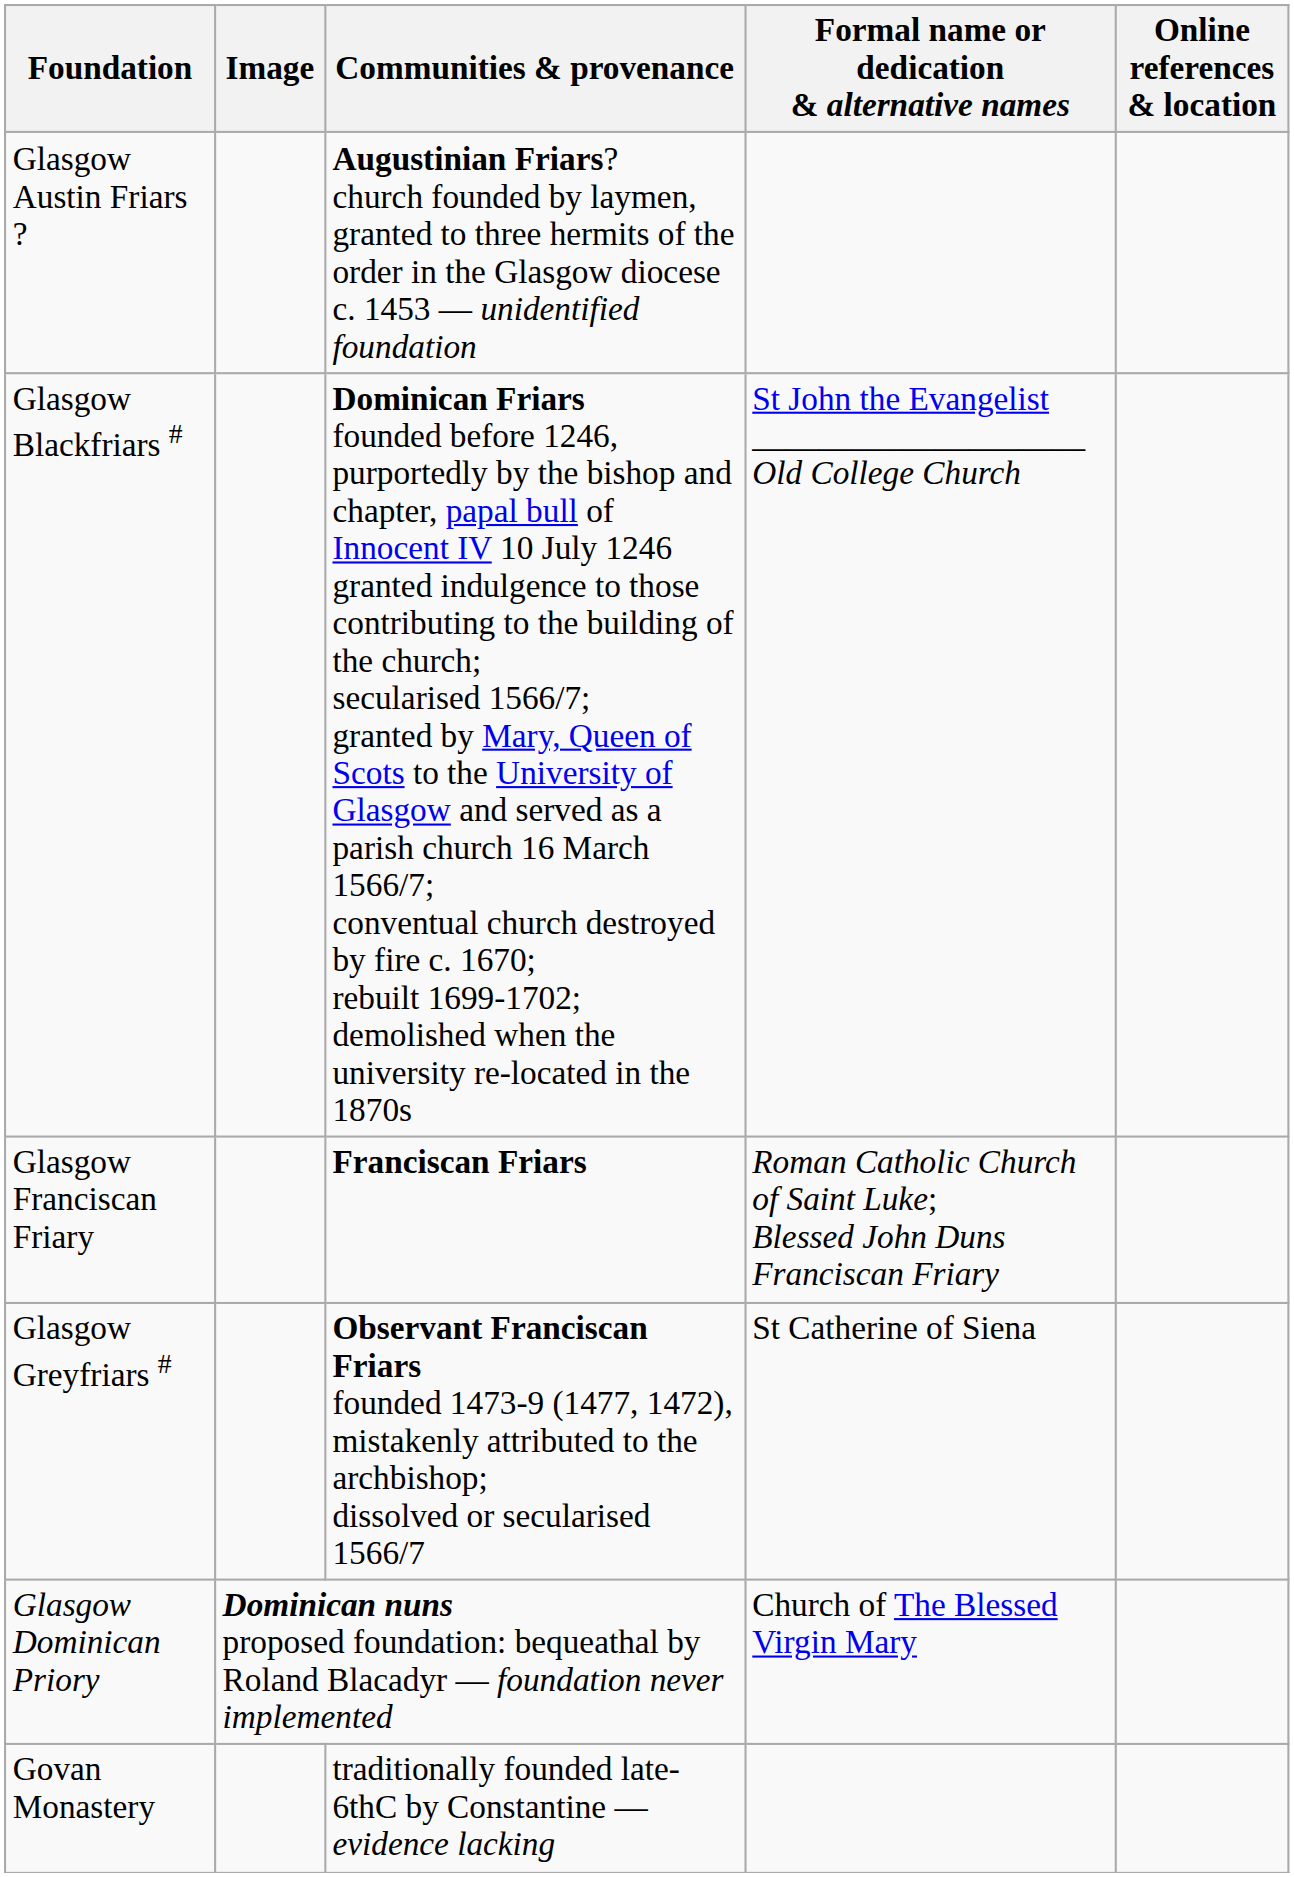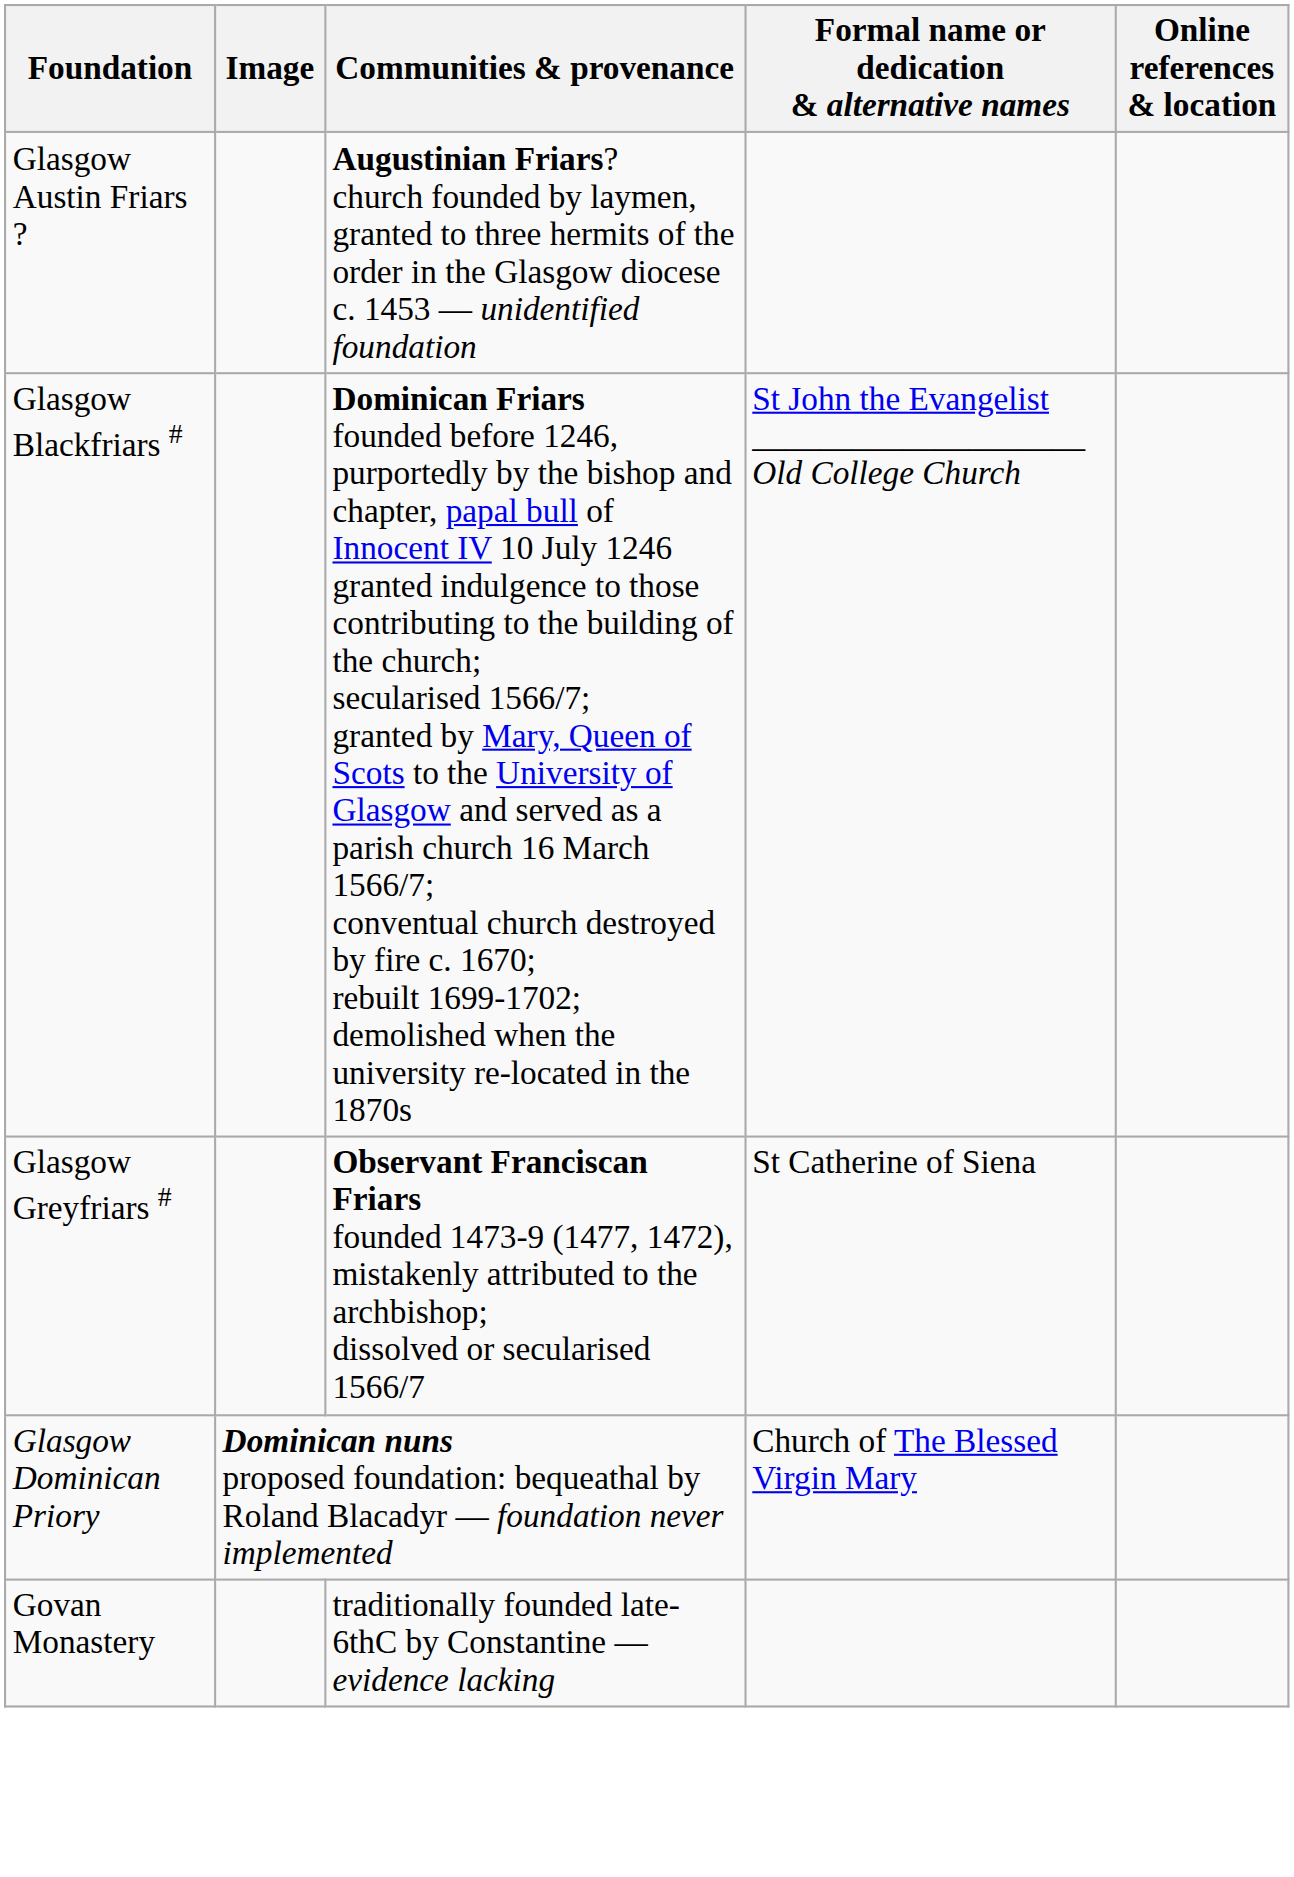- row: (85, 1200)
